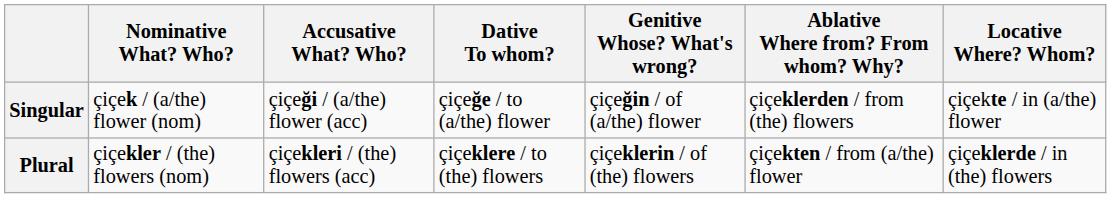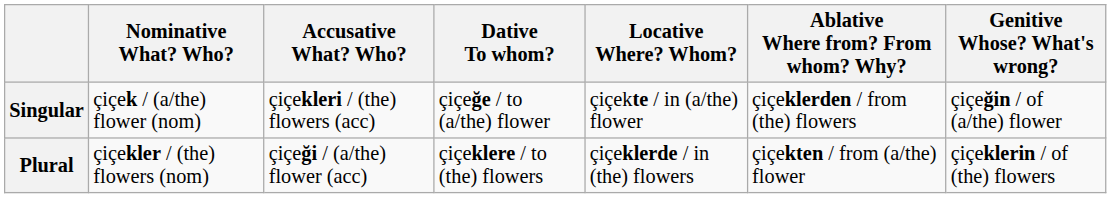columns swapped: (1024, 43) <-> (665, 43)
(327, 109) çiçeği / (a/the) flower (acc) -> (332, 109) çiçekleri / (the) flowers (acc)
(332, 165) çiçekleri / (the) flowers (acc) -> (327, 165) çiçeği / (a/the) flower (acc)
